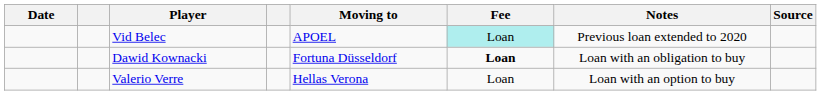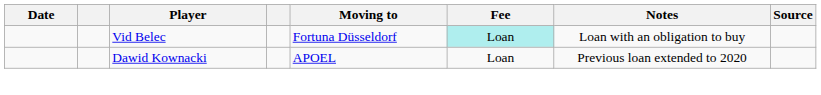(314, 36) APOEL -> (345, 36) Fortuna Düsseldorf
(662, 36) Previous loan extended to 2020 -> (662, 36) Loan with an obligation to buy
(345, 57) Fortuna Düsseldorf -> (314, 57) APOEL
(500, 57) bold -> (500, 57) normal
(662, 57) Loan with an obligation to buy -> (662, 57) Previous loan extended to 2020
- row: (148, 79)
